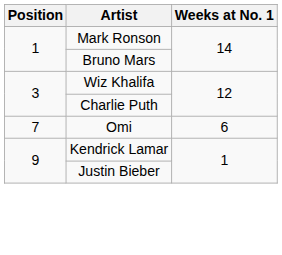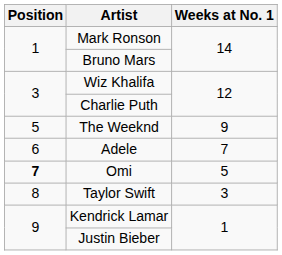+ row: (119, 127)
+ row: (119, 149)
(35, 127) normal -> (35, 171) bold
(224, 127) 6 -> (224, 171) 5
+ row: (119, 194)
